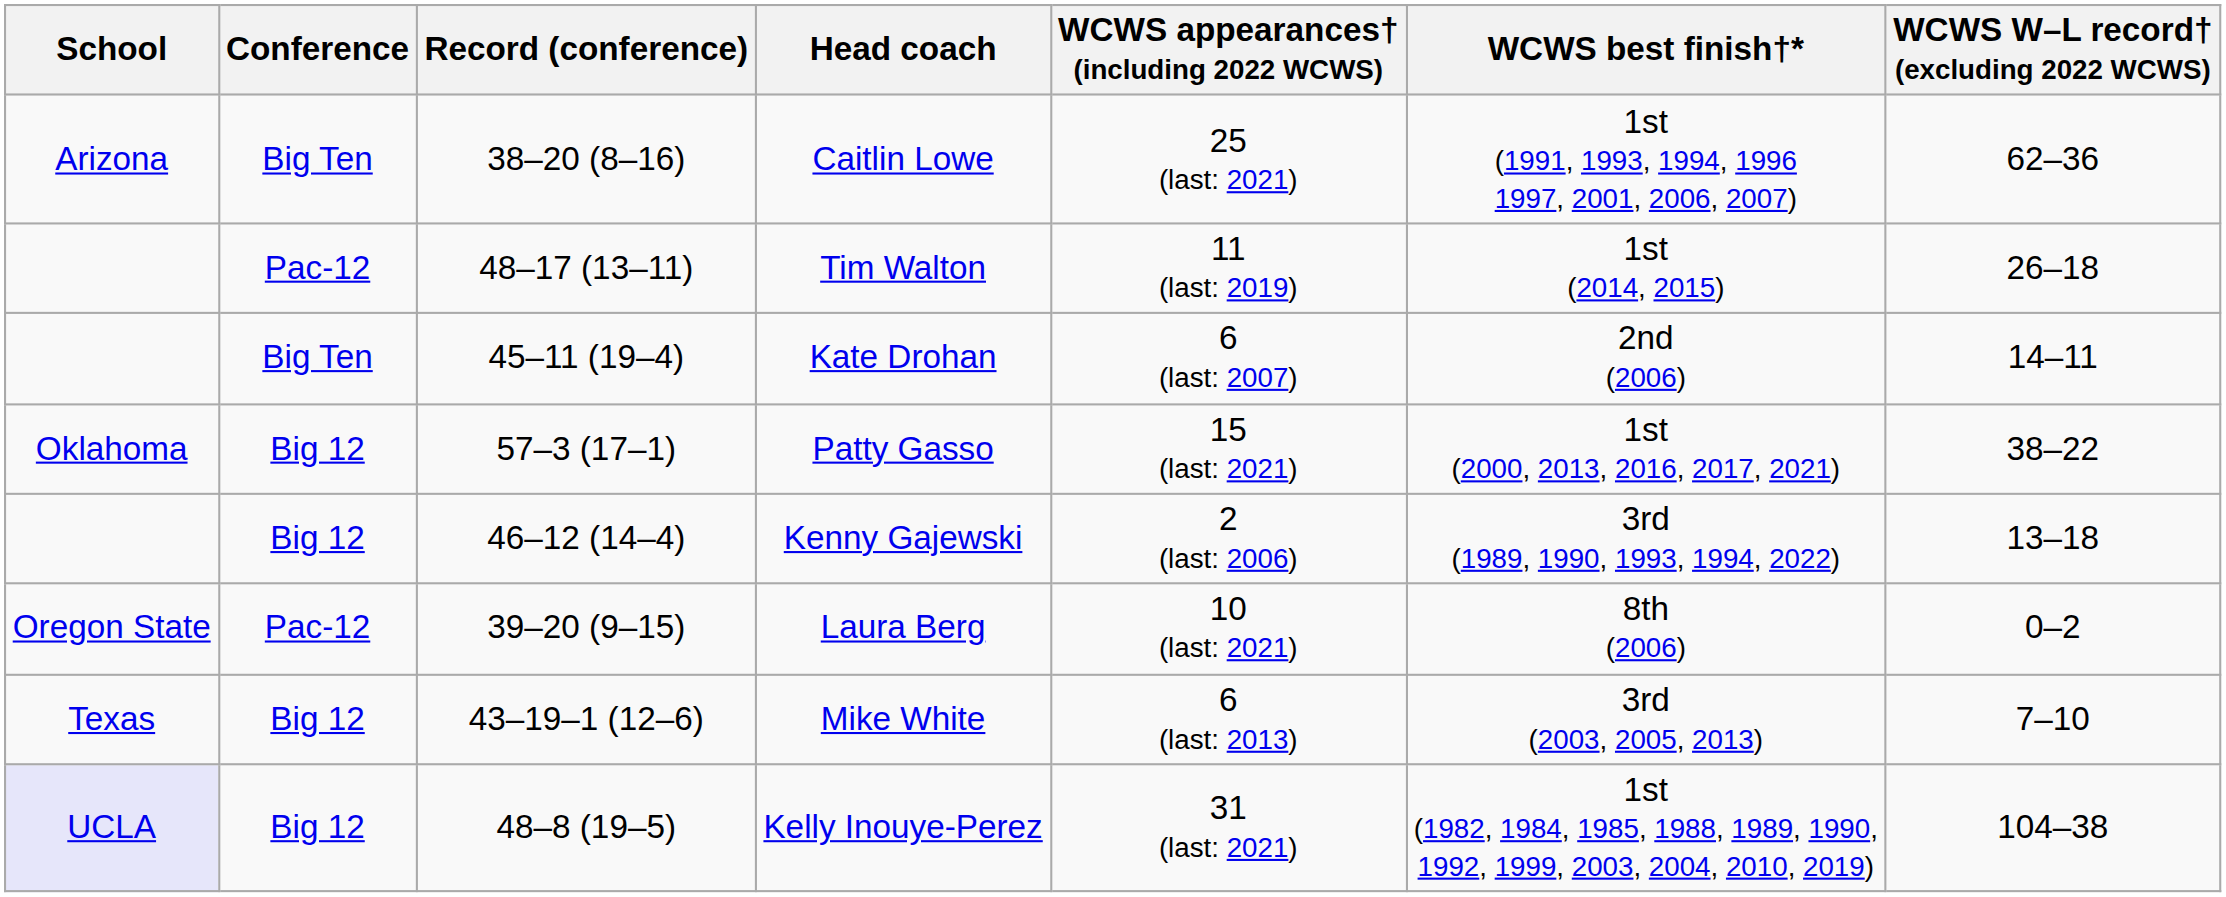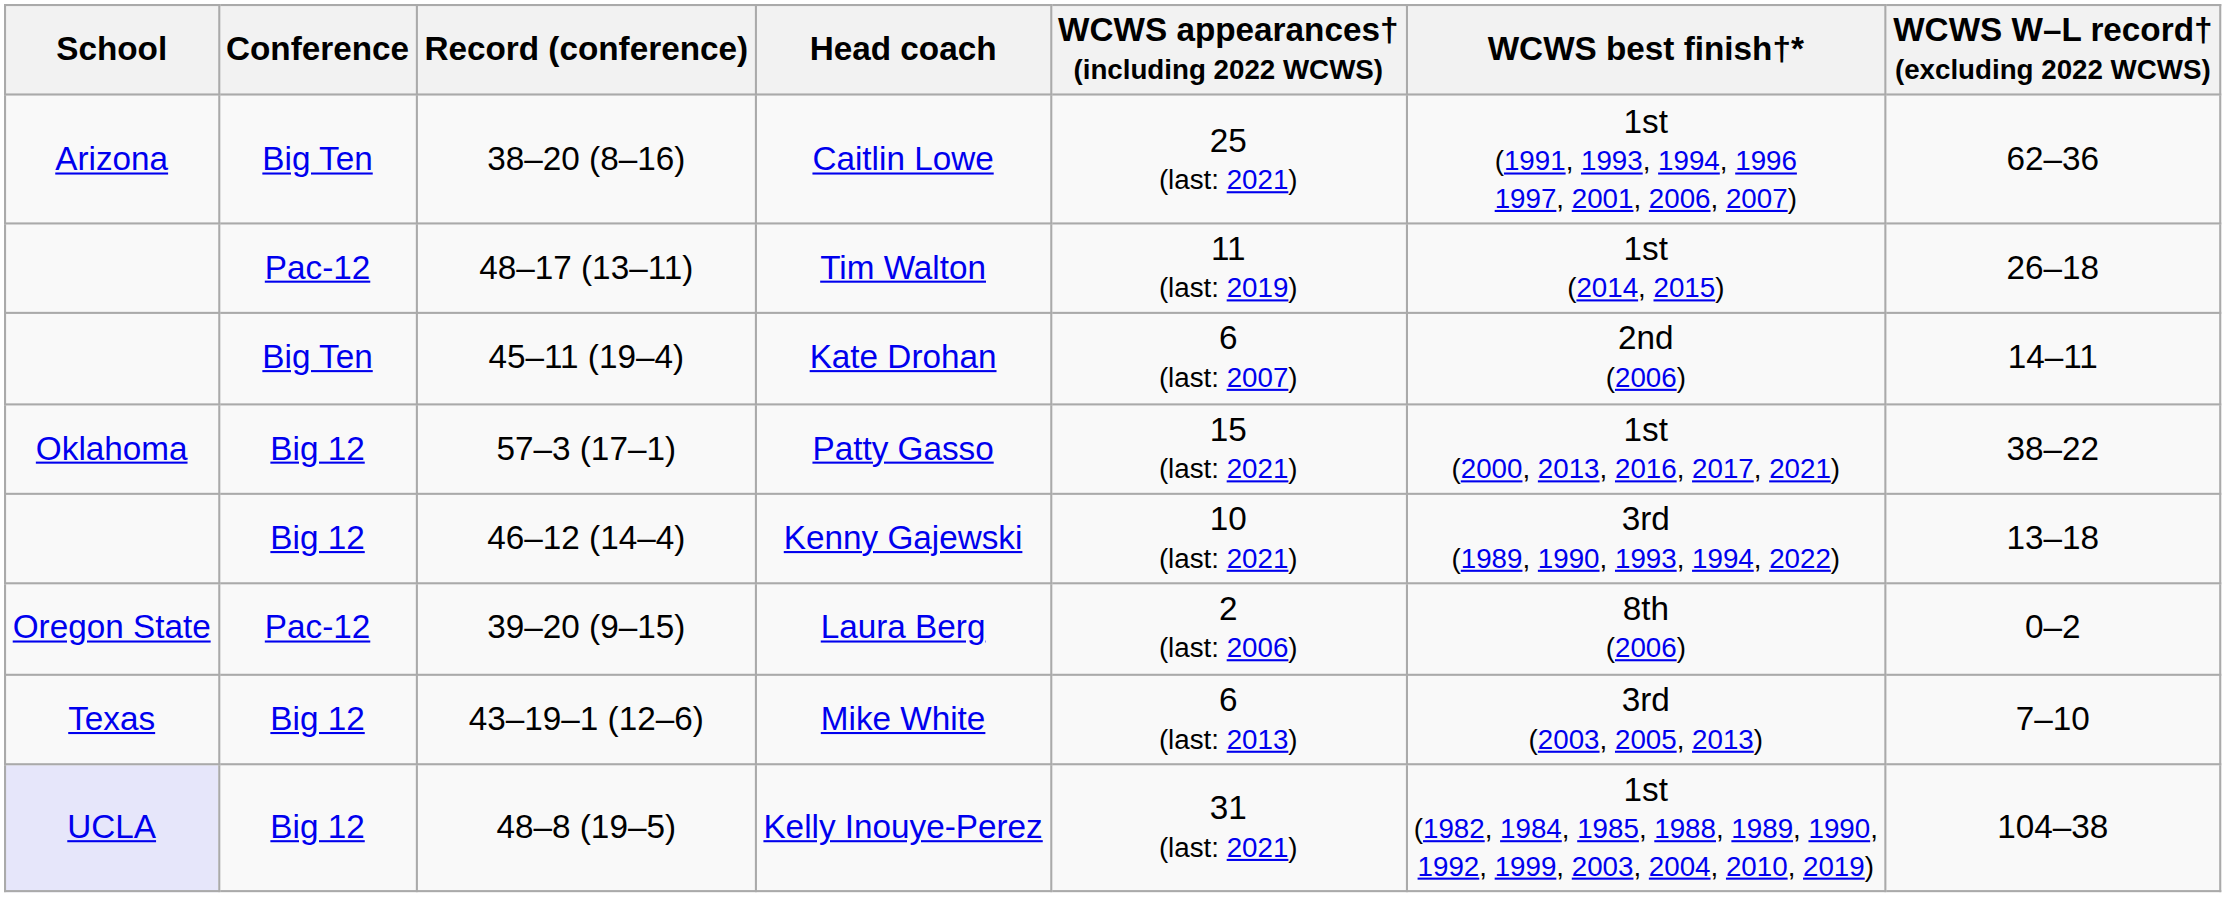(1228, 538) 2 (last: 2006) -> (1228, 538) 10 (last: 2021)
(1228, 628) 10 (last: 2021) -> (1228, 628) 2 (last: 2006)
